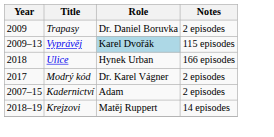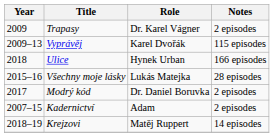(138, 28) Dr. Daniel Boruvka -> (165, 28) Dr. Karel Vágner
(126, 44) lightblue background -> (158, 44) no background
+ row: (86, 76)
(134, 76) Dr. Karel Vágner -> (170, 92) Dr. Daniel Boruvka
